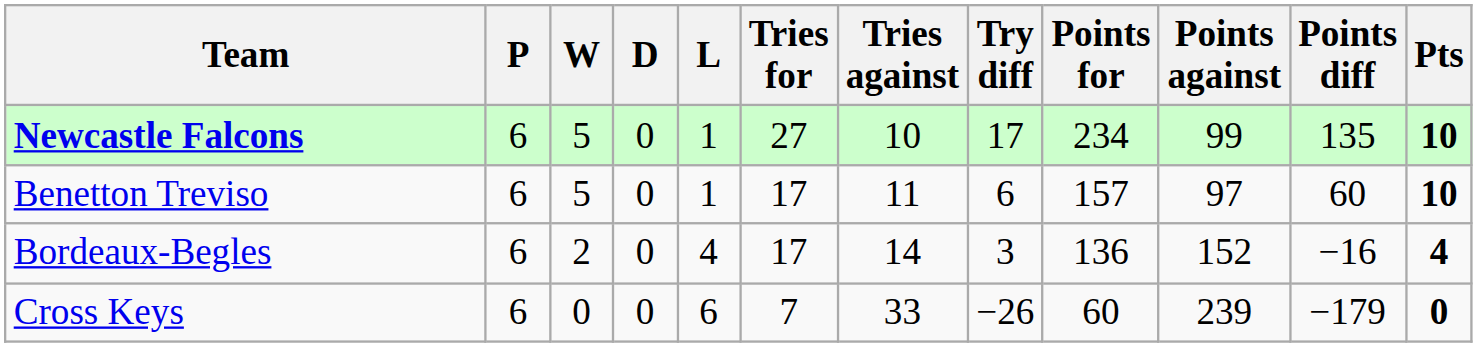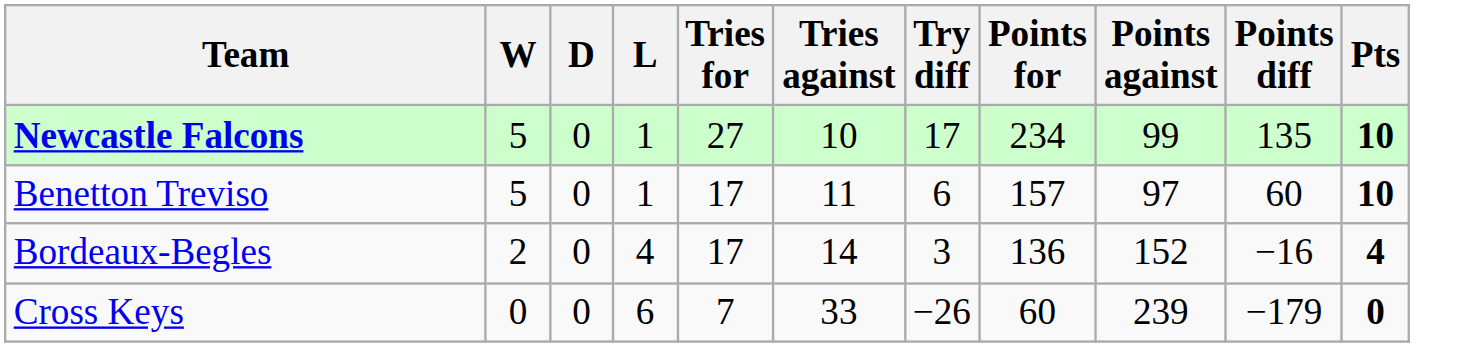- column: (518, 54)
